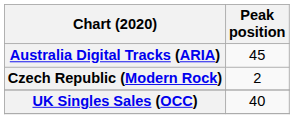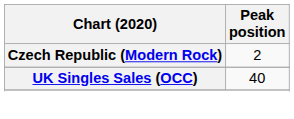- row: (115, 55)
